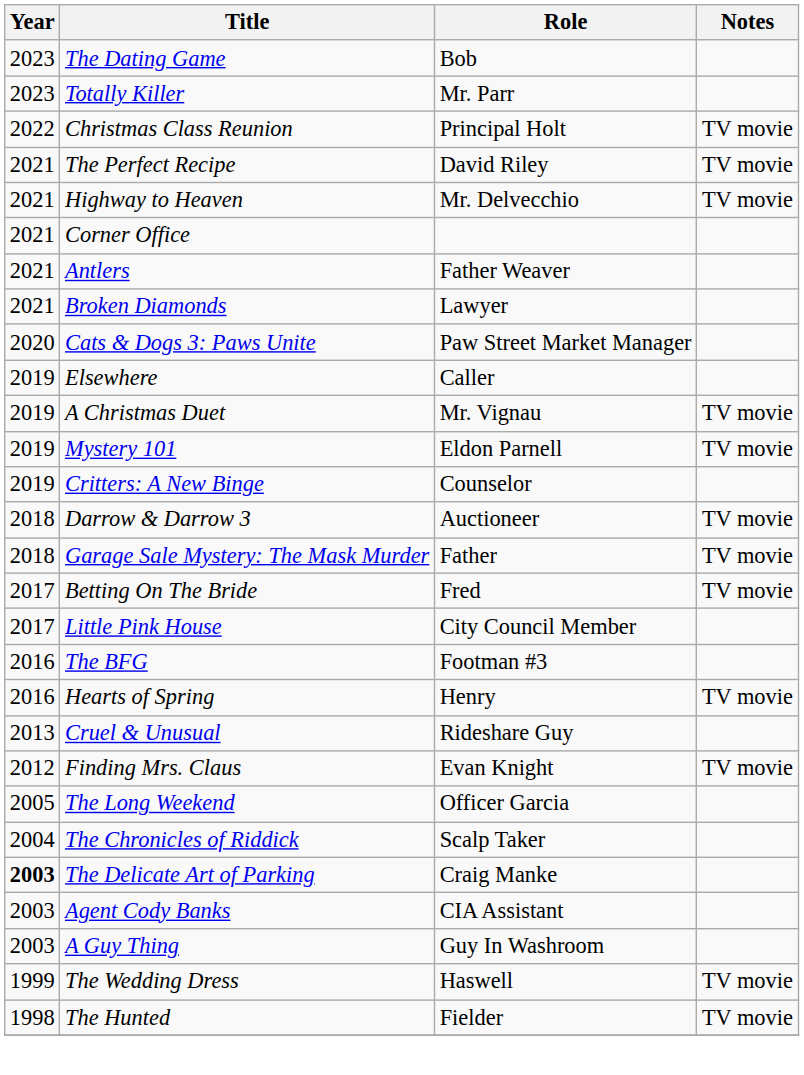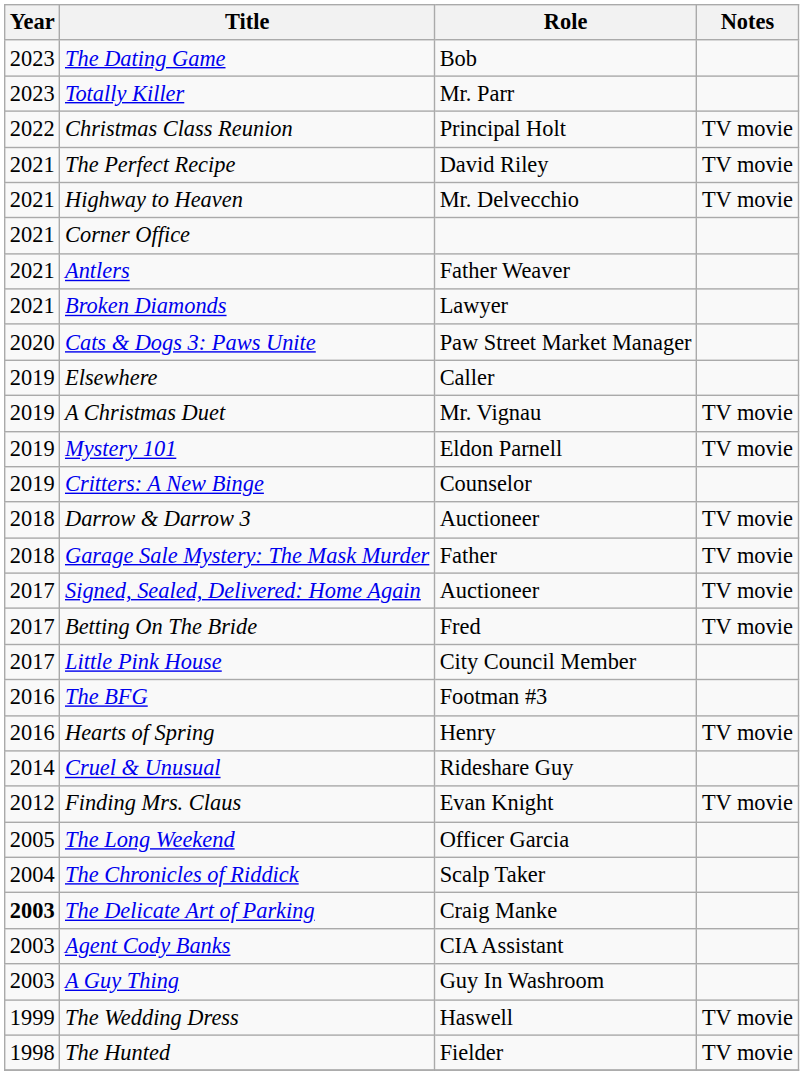+ row: (243, 590)
(32, 732) 2013 -> (32, 768) 2014
